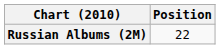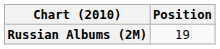(182, 34) 22 -> (182, 34) 19
